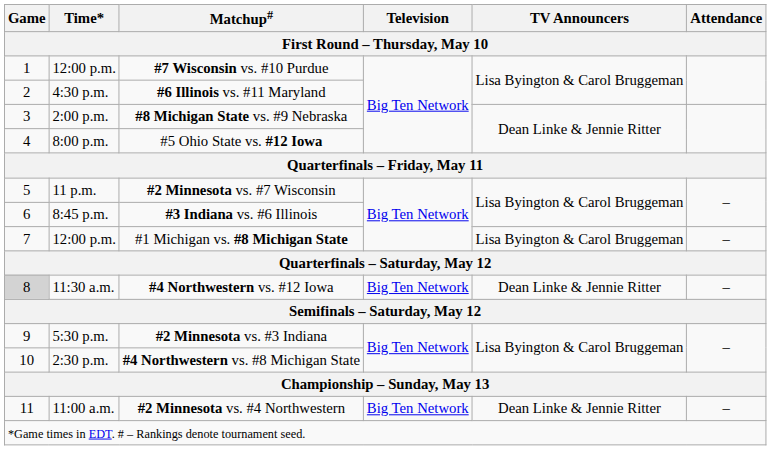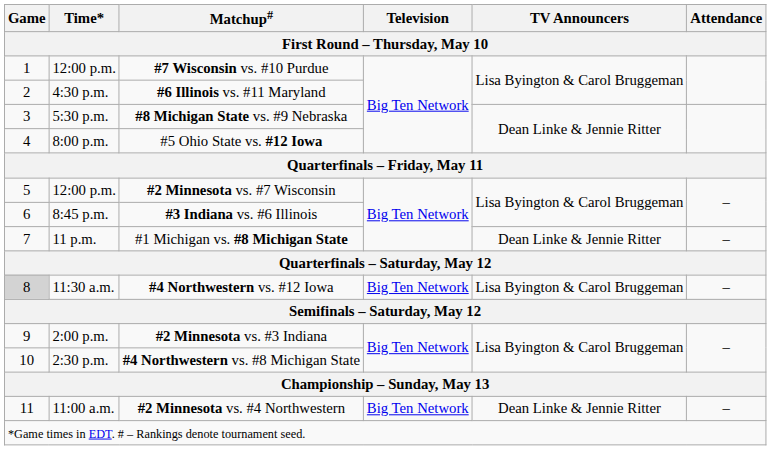(80, 117) 2:00 p.m. -> (80, 117) 5:30 p.m.
(74, 189) 11 p.m. -> (84, 189) 12:00 p.m.
(84, 238) 12:00 p.m. -> (74, 238) 11 p.m.
(579, 238) Lisa Byington & Carol Bruggeman -> (579, 238) Dean Linke & Jennie Ritter
(579, 287) Dean Linke & Jennie Ritter -> (579, 287) Lisa Byington & Carol Bruggeman
(80, 335) 5:30 p.m. -> (80, 335) 2:00 p.m.
